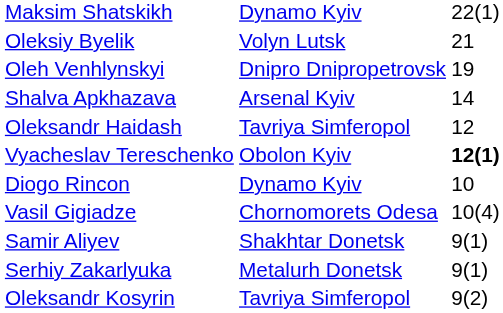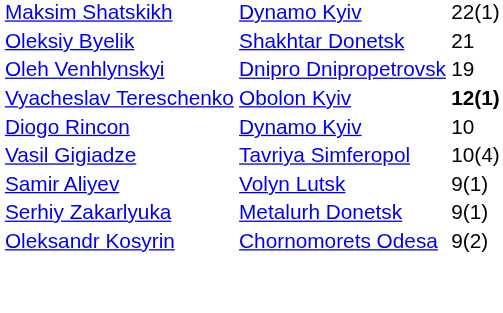(292, 41) Volyn Lutsk -> (322, 41) Shakhtar Donetsk
- row: (90, 98)
- row: (93, 126)
(338, 212) Chornomorets Odesa -> (325, 155) Tavriya Simferopol
(322, 241) Shakhtar Donetsk -> (292, 184) Volyn Lutsk
(325, 298) Tavriya Simferopol -> (338, 241) Chornomorets Odesa
